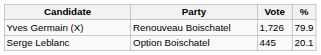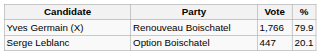(272, 27) 1,726 -> (272, 27) 1,766
(268, 43) 445 -> (268, 43) 447
